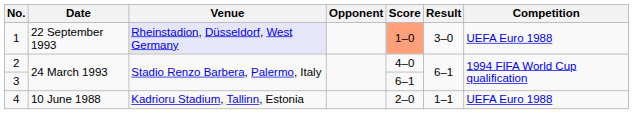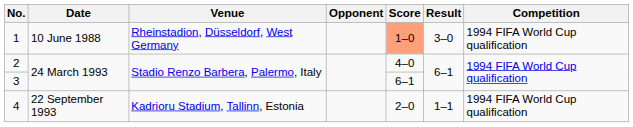(67, 38) 22 September 1993 -> (66, 38) 10 June 1988
(212, 38) lavender background -> (212, 38) no background
(509, 38) UEFA Euro 1988 -> (522, 38) 1994 FIFA World Cup qualification
(66, 99) 10 June 1988 -> (67, 106) 22 September 1993
(509, 99) UEFA Euro 1988 -> (522, 106) 1994 FIFA World Cup qualification
